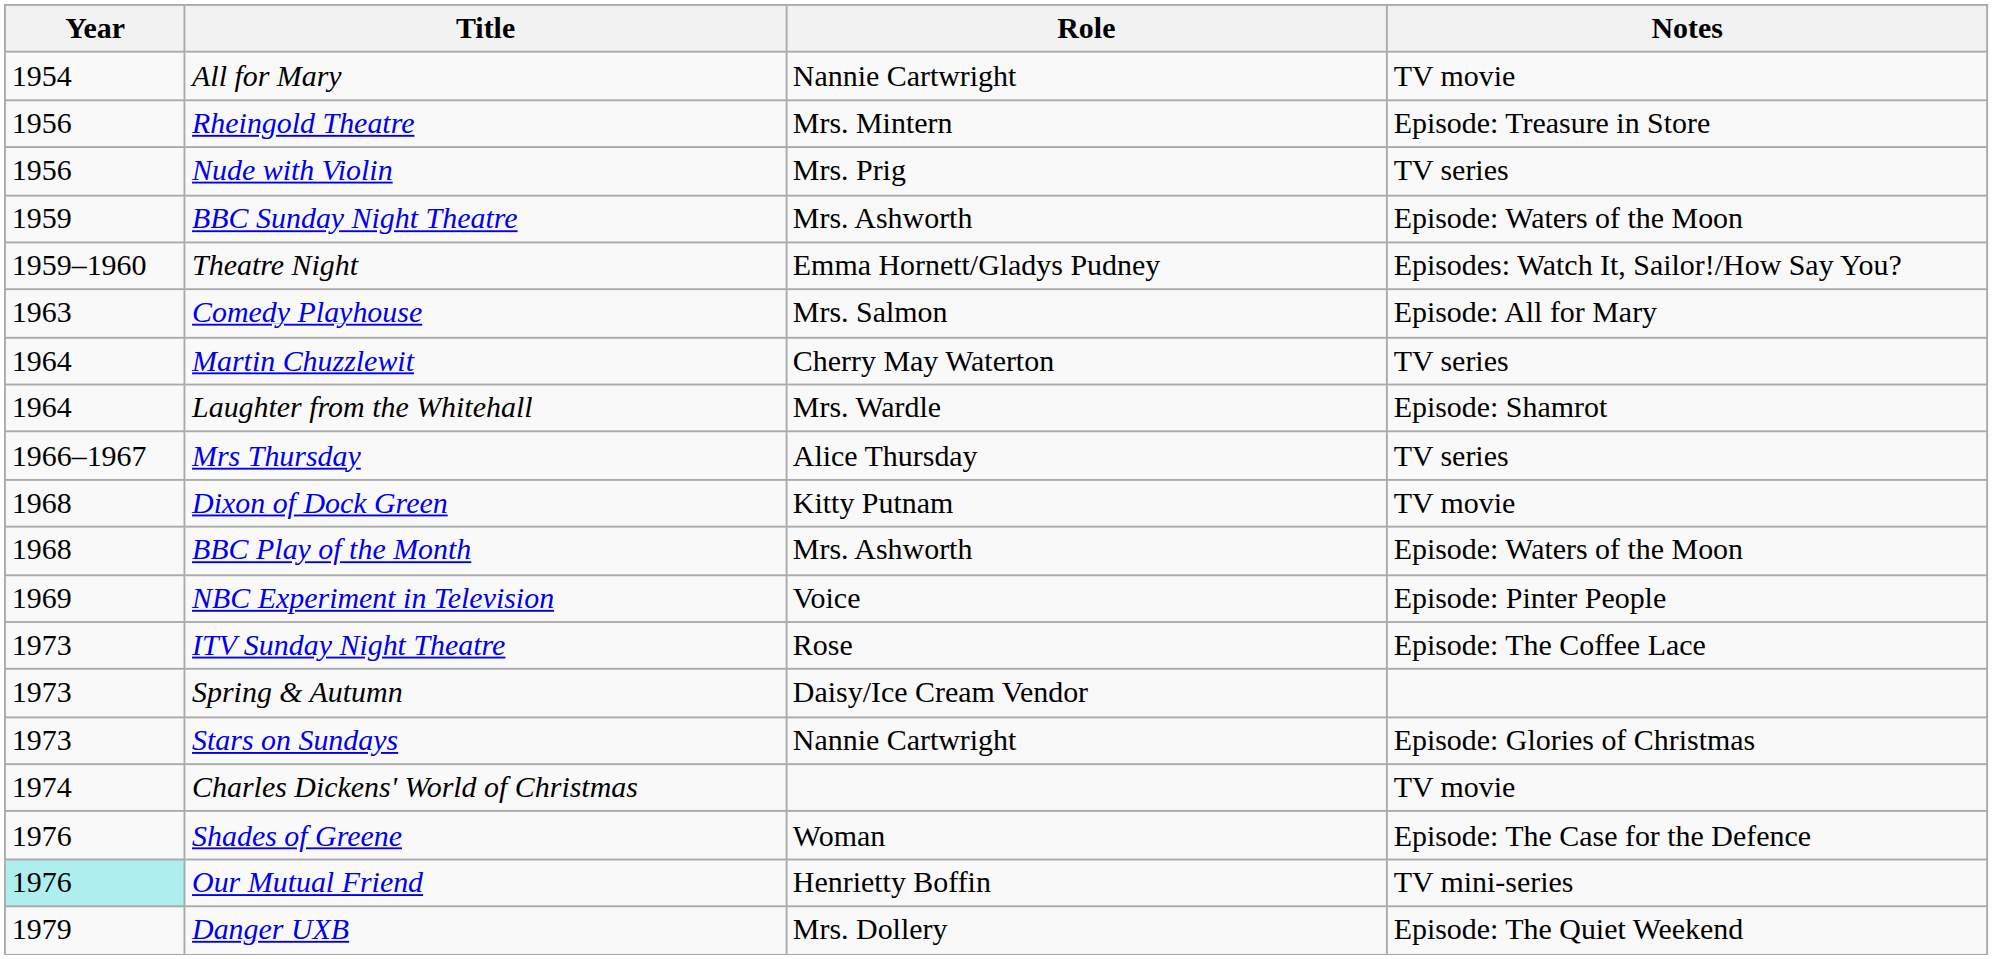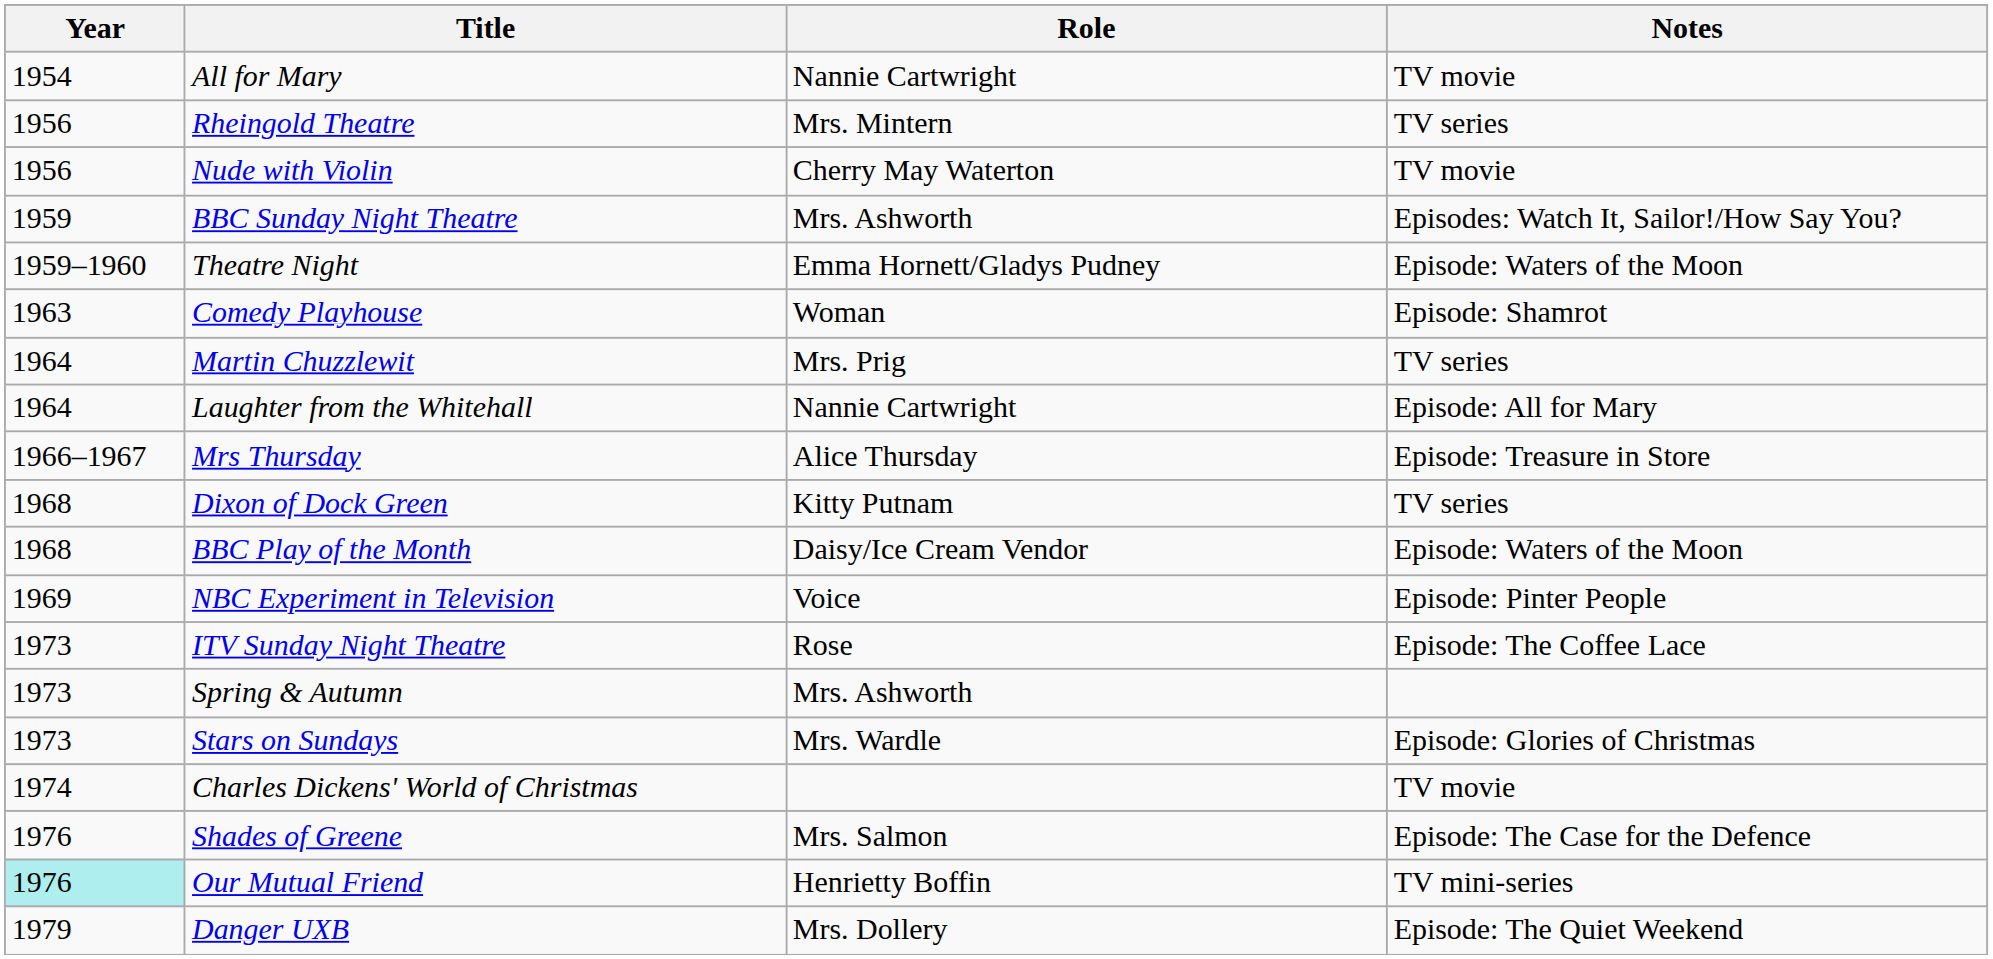(1552, 123) Episode: Treasure in Store -> (1451, 123) TV series
(849, 170) Mrs. Prig -> (923, 170) Cherry May Waterton
(1451, 170) TV series -> (1454, 170) TV movie
(1568, 218) Episode: Waters of the Moon -> (1648, 218) Episodes: Watch It, Sailor!/How Say You?
(1648, 265) Episodes: Watch It, Sailor!/How Say You? -> (1568, 265) Episode: Waters of the Moon
(870, 312) Mrs. Salmon -> (839, 312) Woman
(1525, 312) Episode: All for Mary -> (1500, 312) Episode: Shamrot
(923, 360) Cherry May Waterton -> (849, 360) Mrs. Prig
(867, 407) Mrs. Wardle -> (905, 407) Nannie Cartwright
(1500, 407) Episode: Shamrot -> (1525, 407) Episode: All for Mary
(1451, 455) TV series -> (1552, 455) Episode: Treasure in Store
(1454, 502) TV movie -> (1451, 502) TV series
(883, 550) Mrs. Ashworth -> (940, 550) Daisy/Ice Cream Vendor
(940, 692) Daisy/Ice Cream Vendor -> (883, 692) Mrs. Ashworth
(905, 739) Nannie Cartwright -> (867, 739) Mrs. Wardle
(839, 834) Woman -> (870, 834) Mrs. Salmon
